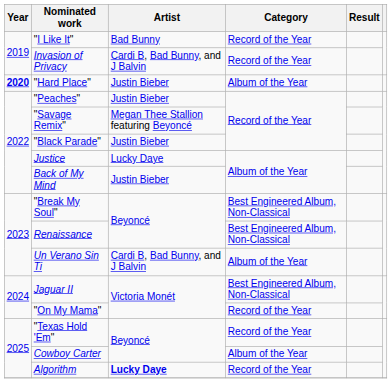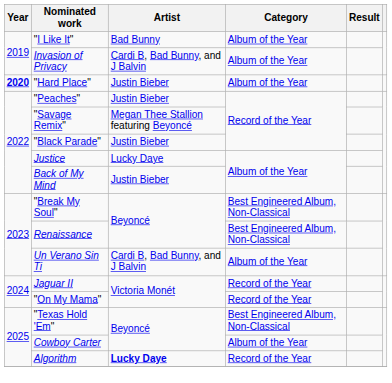(270, 39) Record of the Year -> (268, 39) Album of the Year
(270, 61) Record of the Year -> (268, 61) Album of the Year
(282, 289) Best Engineered Album, Non-Classical -> (270, 283) Record of the Year
(270, 332) Record of the Year -> (282, 321) Best Engineered Album, Non-Classical
